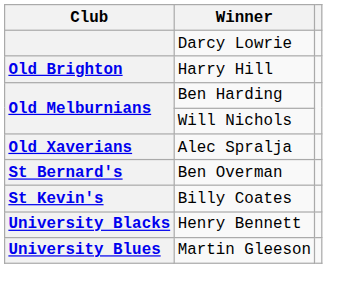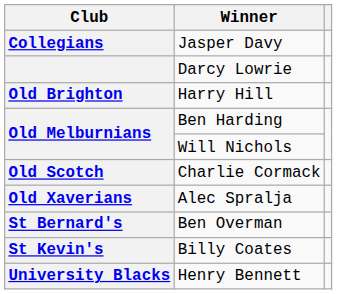+ row: (230, 43)
+ row: (249, 173)
- row: (244, 250)
